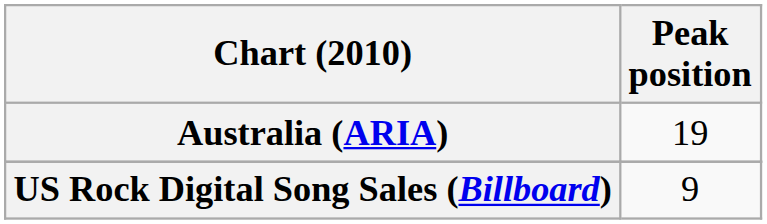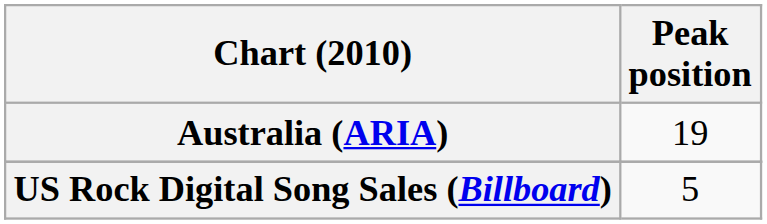(690, 189) 9 -> (690, 189) 5
